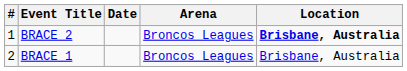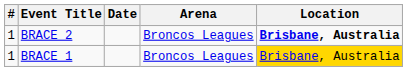(11, 56) 2 -> (11, 56) 1
(330, 56) no background -> (330, 56) gold background
